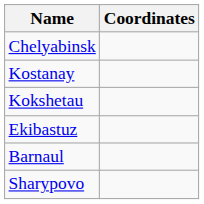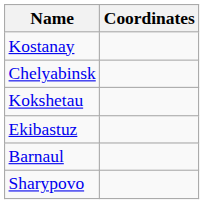rows swapped: (52, 45) <-> (42, 73)
